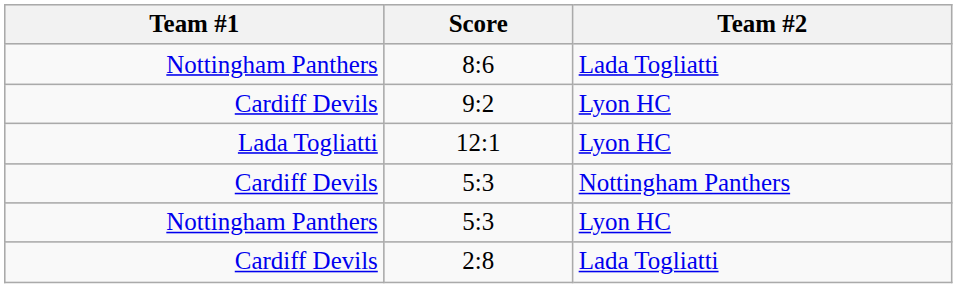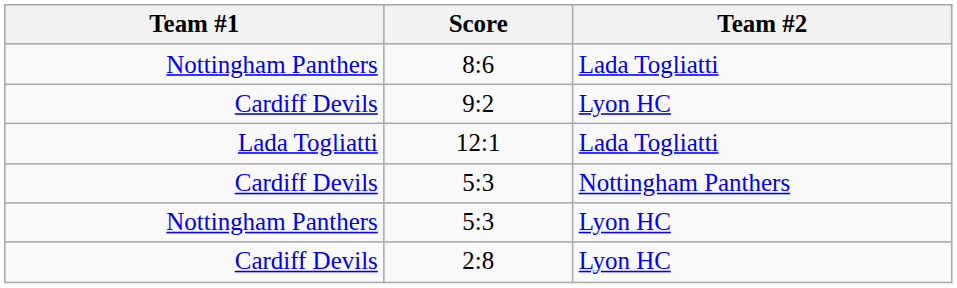(625, 143) Lyon HC -> (649, 143) Lada Togliatti
(649, 261) Lada Togliatti -> (625, 261) Lyon HC
